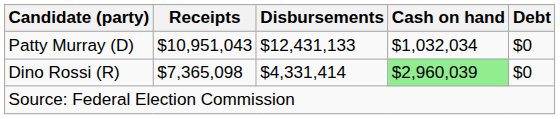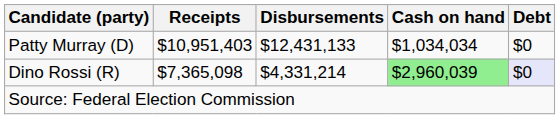(205, 45) $10,951,043 -> (205, 45) $10,951,403
(435, 45) $1,032,034 -> (435, 45) $1,034,034
(303, 72) $4,331,414 -> (303, 72) $4,331,214
(522, 72) no background -> (522, 72) lavender background
